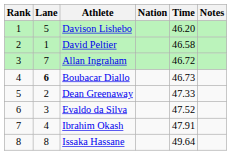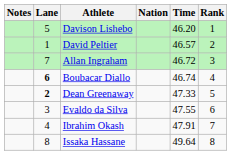columns swapped: (19, 12) <-> (212, 12)
(184, 45) 46.58 -> (184, 45) 46.57
(184, 77) 46.73 -> (184, 77) 46.74
(46, 93) normal -> (47, 93) bold
(184, 110) 47.52 -> (184, 110) 47.55
